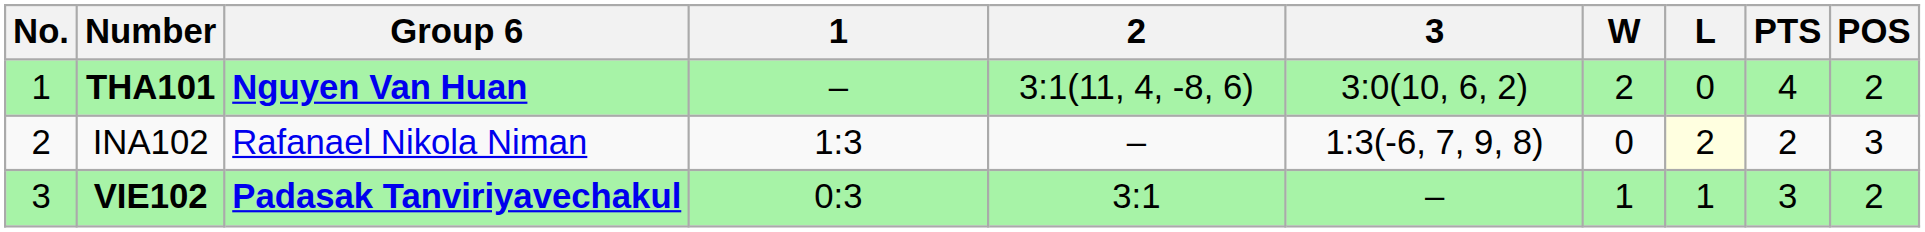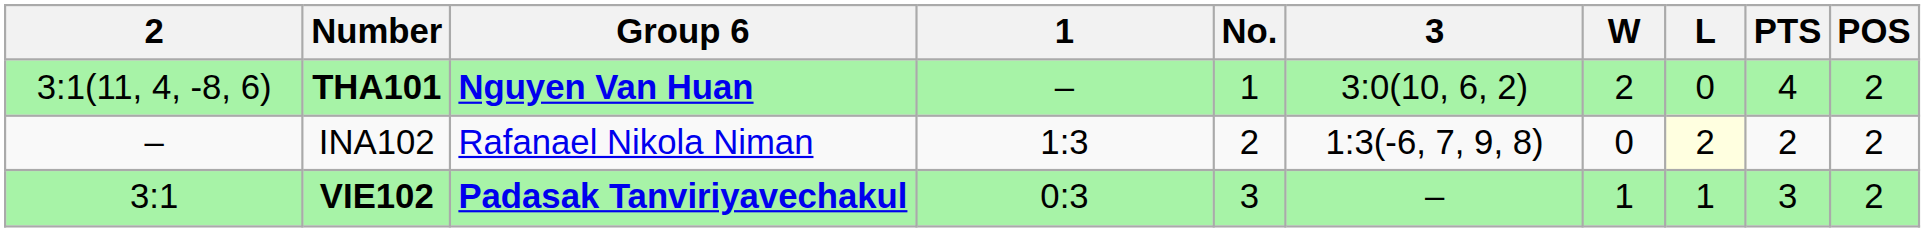columns swapped: (41, 32) <-> (1136, 32)
(1874, 142) 3 -> (1874, 142) 2
